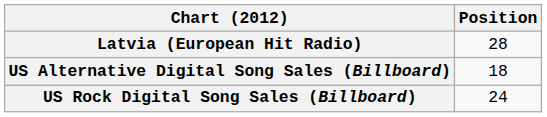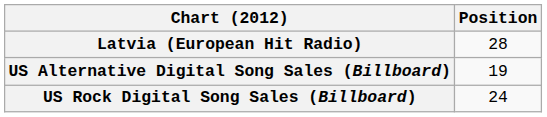(498, 71) 18 -> (498, 71) 19
